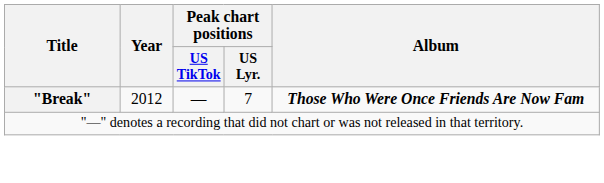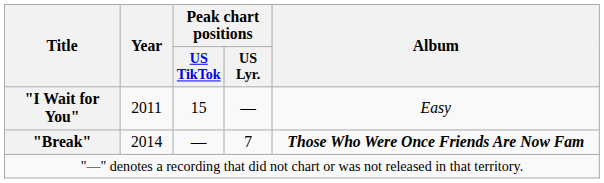+ row: (62, 108)
(147, 99) 2012 -> (147, 141) 2014
